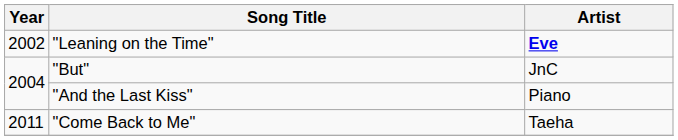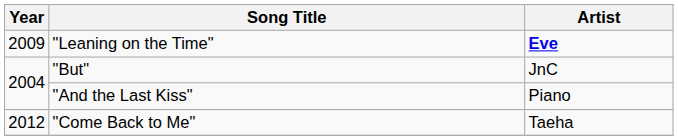(27, 43) 2002 -> (27, 43) 2009
(26, 122) 2011 -> (27, 122) 2012
